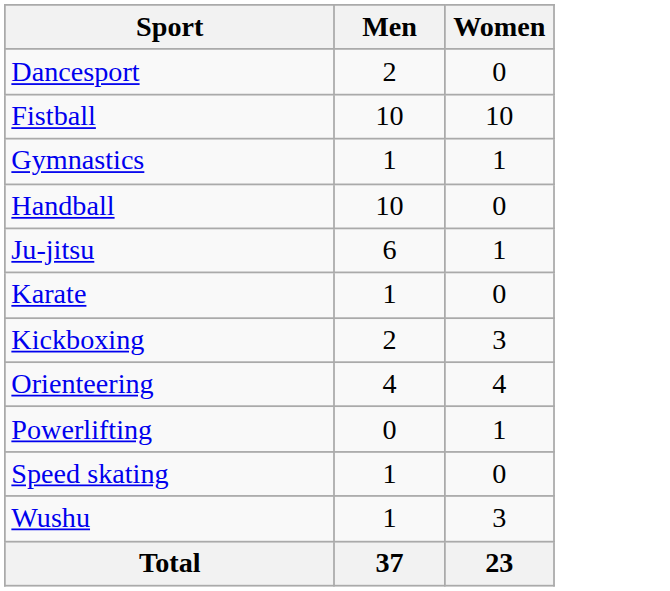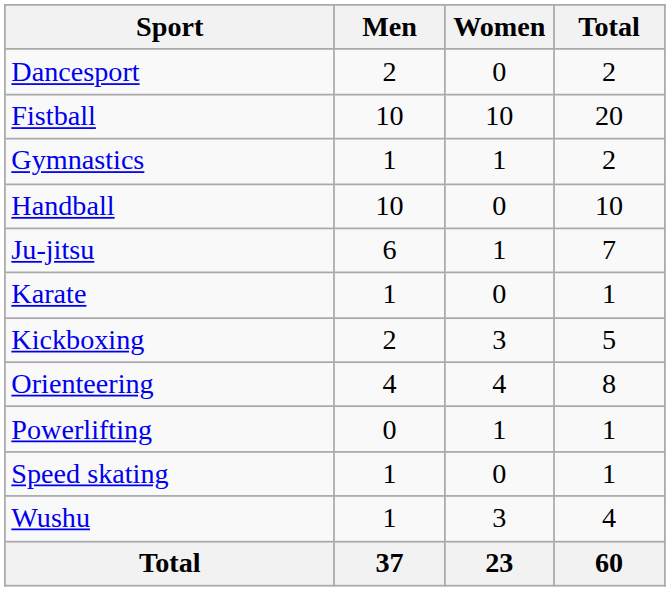+ column: (609, 26)
